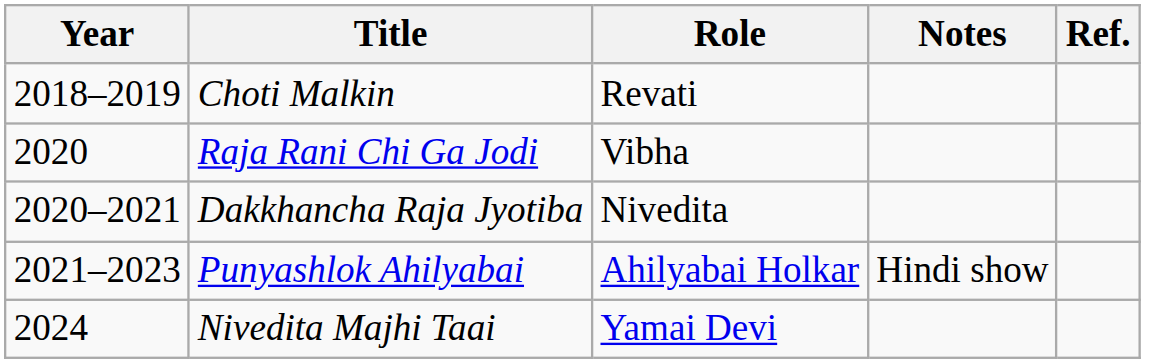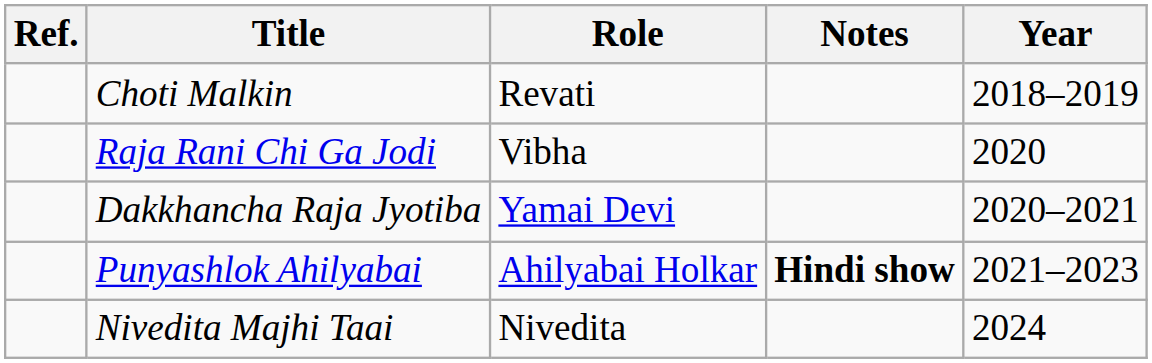columns swapped: (97, 33) <-> (1098, 33)
(664, 210) Nivedita -> (587, 210) Yamai Devi
(962, 269) normal -> (865, 269) bold
(689, 328) Yamai Devi -> (562, 328) Nivedita
